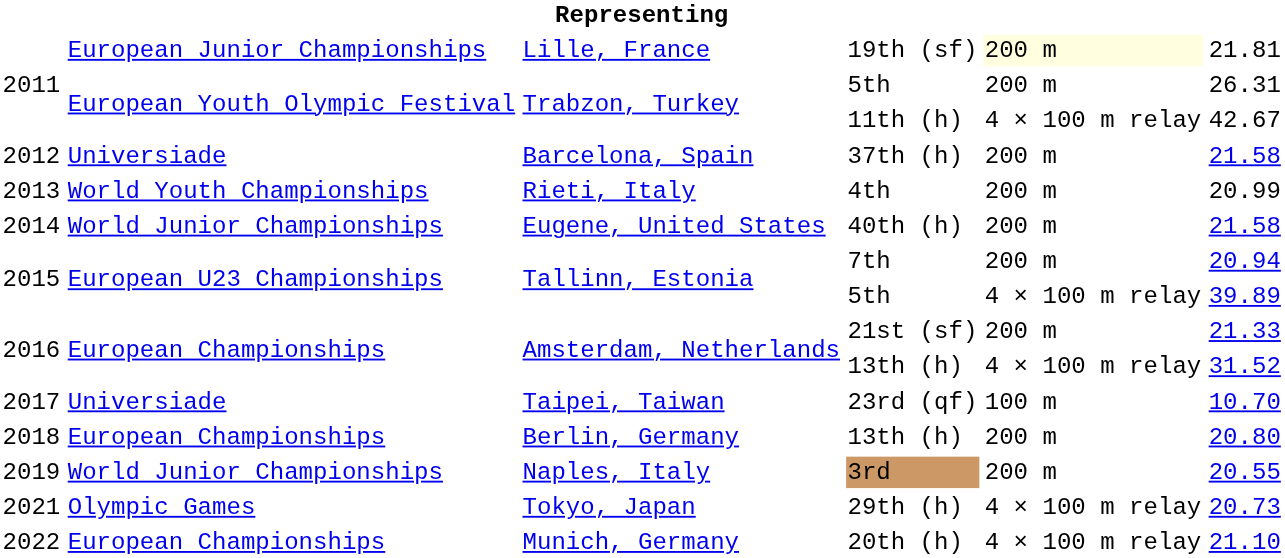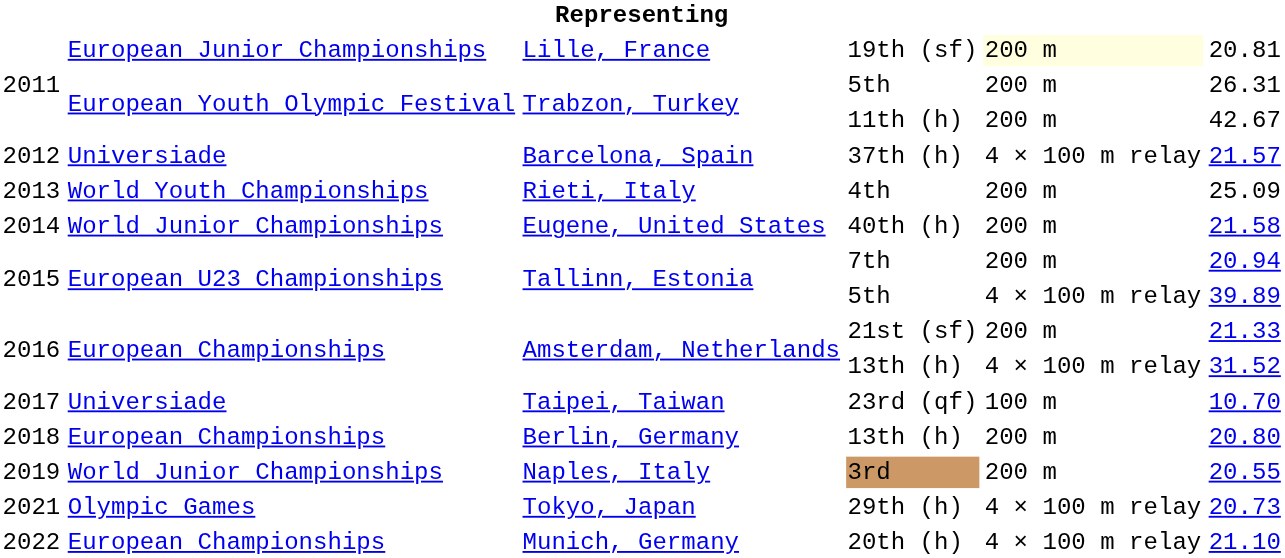(1245, 51) 21.81 -> (1245, 51) 20.81
(1093, 121) 4 × 100 m relay -> (1021, 121) 200 m
(1021, 156) 200 m -> (1093, 156) 4 × 100 m relay
(1245, 156) 21.58 -> (1245, 156) 21.57
(1245, 191) 20.99 -> (1245, 191) 25.09
